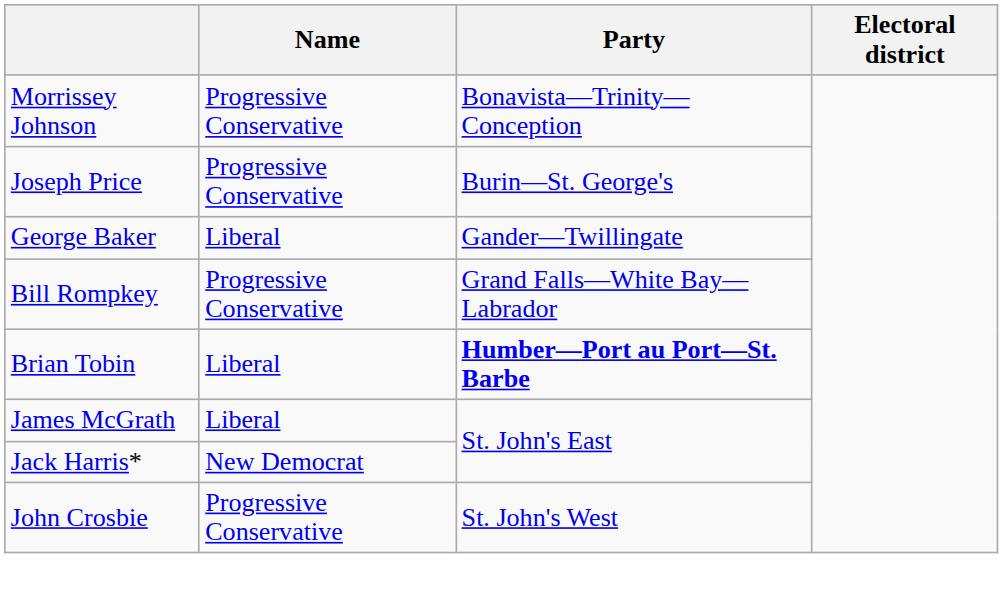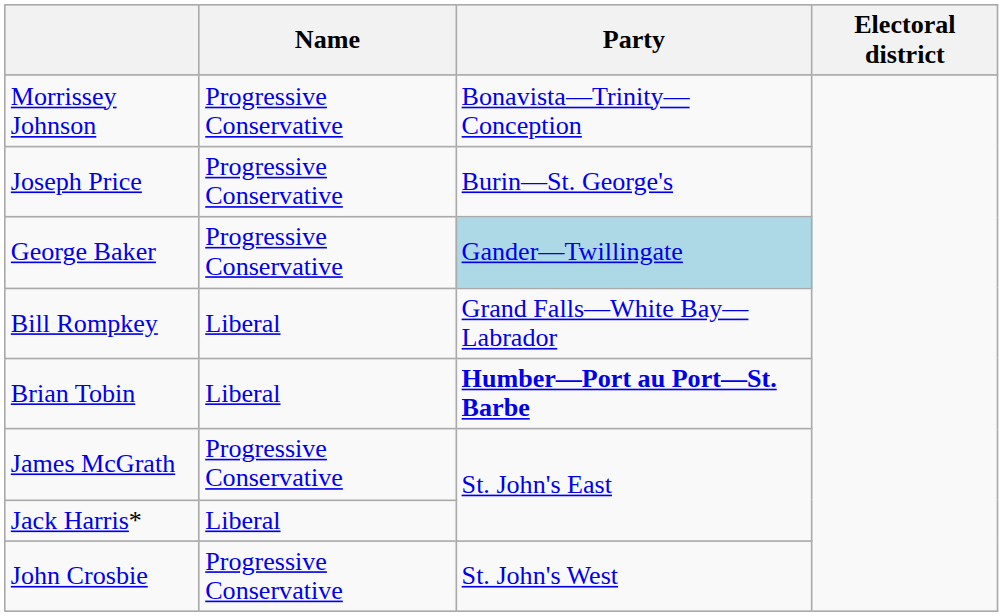(243, 237) Liberal -> (274, 251) Progressive Conservative
(572, 237) no background -> (572, 251) lightblue background
(274, 293) Progressive Conservative -> (243, 322) Liberal
(243, 420) Liberal -> (274, 464) Progressive Conservative
(285, 461) New Democrat -> (243, 520) Liberal
